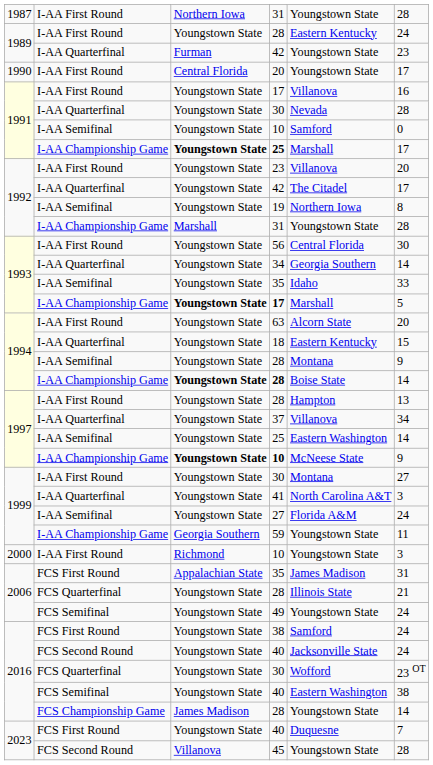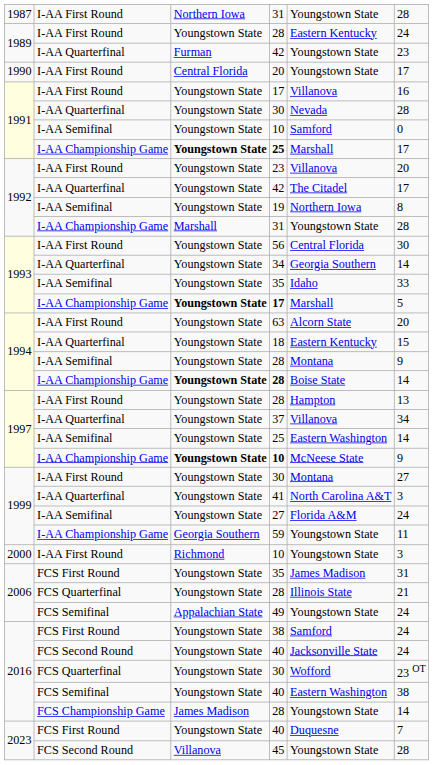(218, 573) Appalachian State -> (218, 573) Youngstown State
(218, 611) Youngstown State -> (218, 611) Appalachian State
